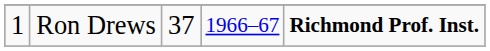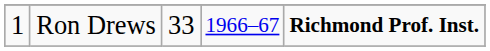(181, 25) 37 -> (181, 25) 33
